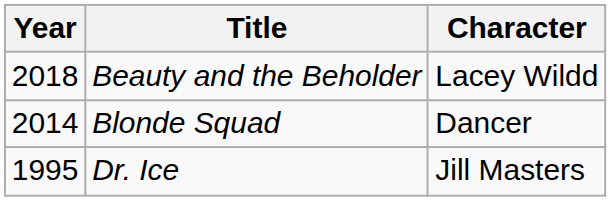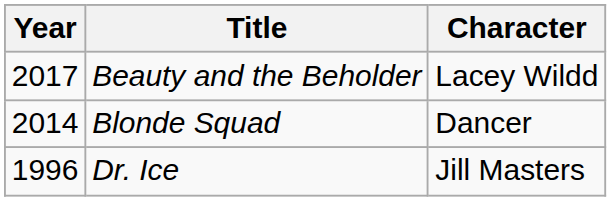(45, 75) 2018 -> (45, 75) 2017
(45, 170) 1995 -> (45, 170) 1996
